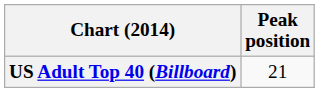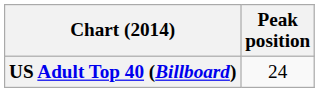(278, 71) 21 -> (278, 71) 24
